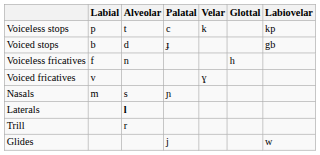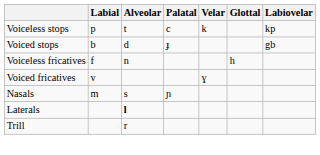- row: (20, 142)
